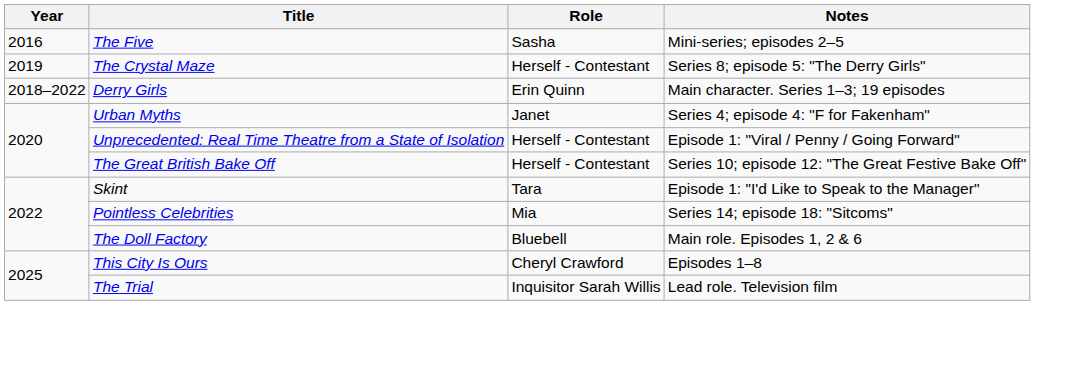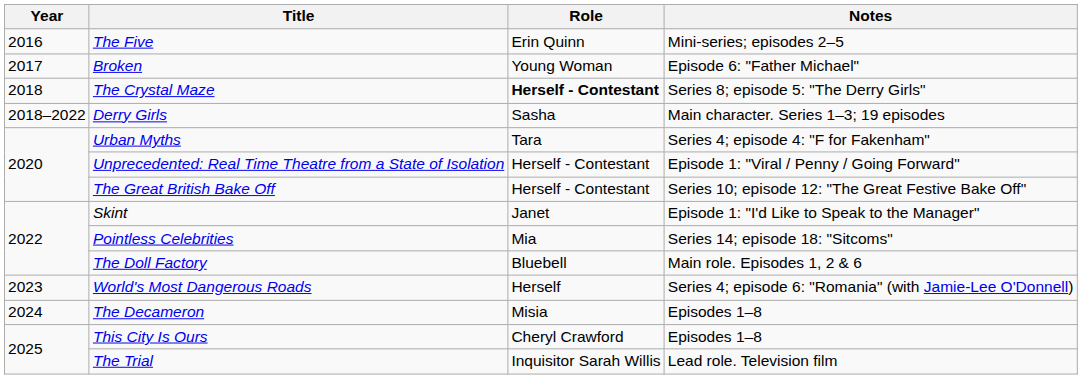(533, 41) Sasha -> (548, 41) Erin Quinn
+ row: (117, 66)
(25, 66) 2019 -> (25, 90) 2018
(580, 66) normal -> (585, 90) bold
(548, 90) Erin Quinn -> (533, 115) Sasha
(530, 115) Janet -> (527, 139) Tara
(527, 189) Tara -> (530, 213) Janet
+ row: (202, 287)
+ row: (149, 312)
